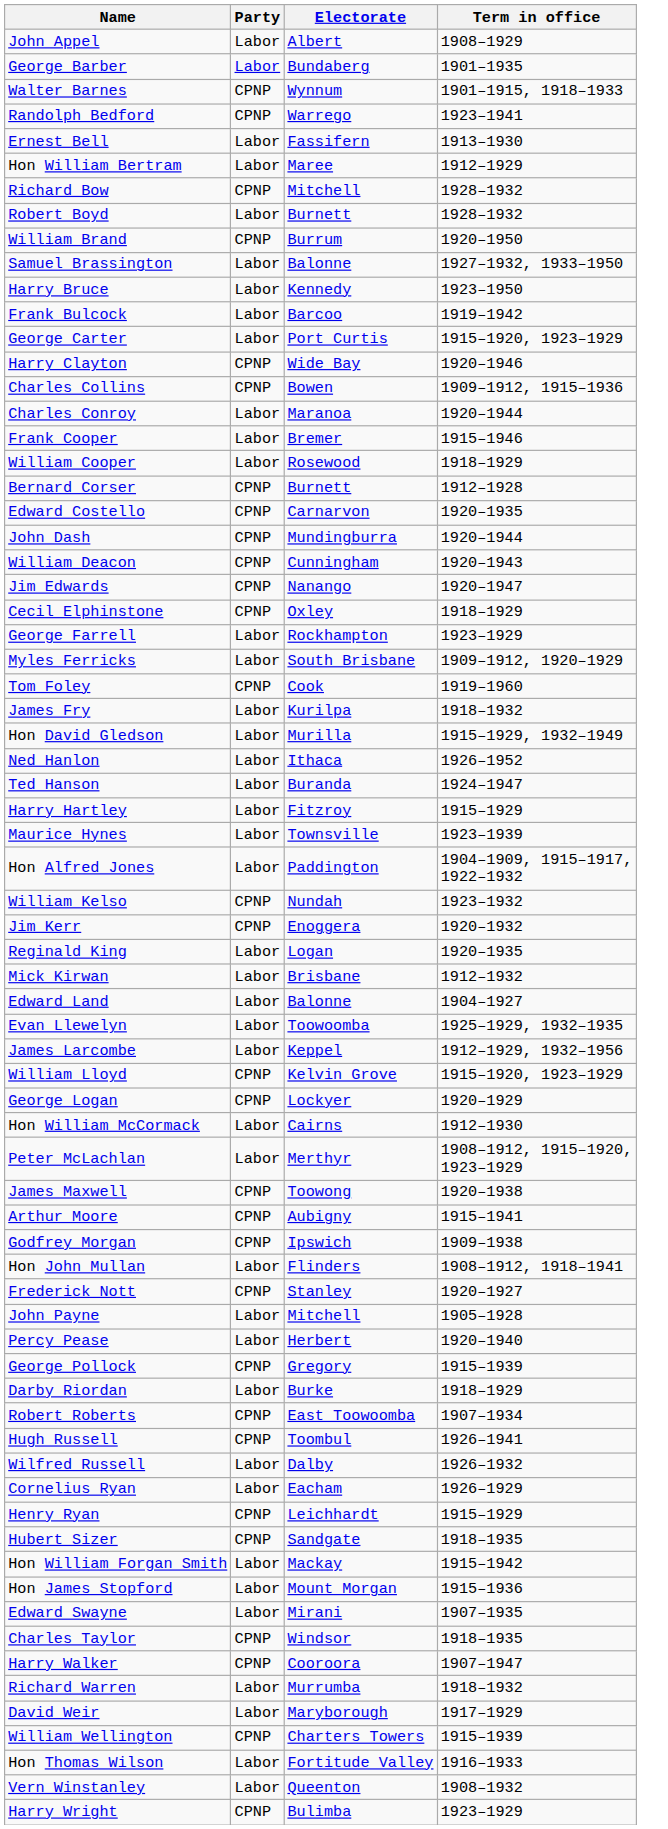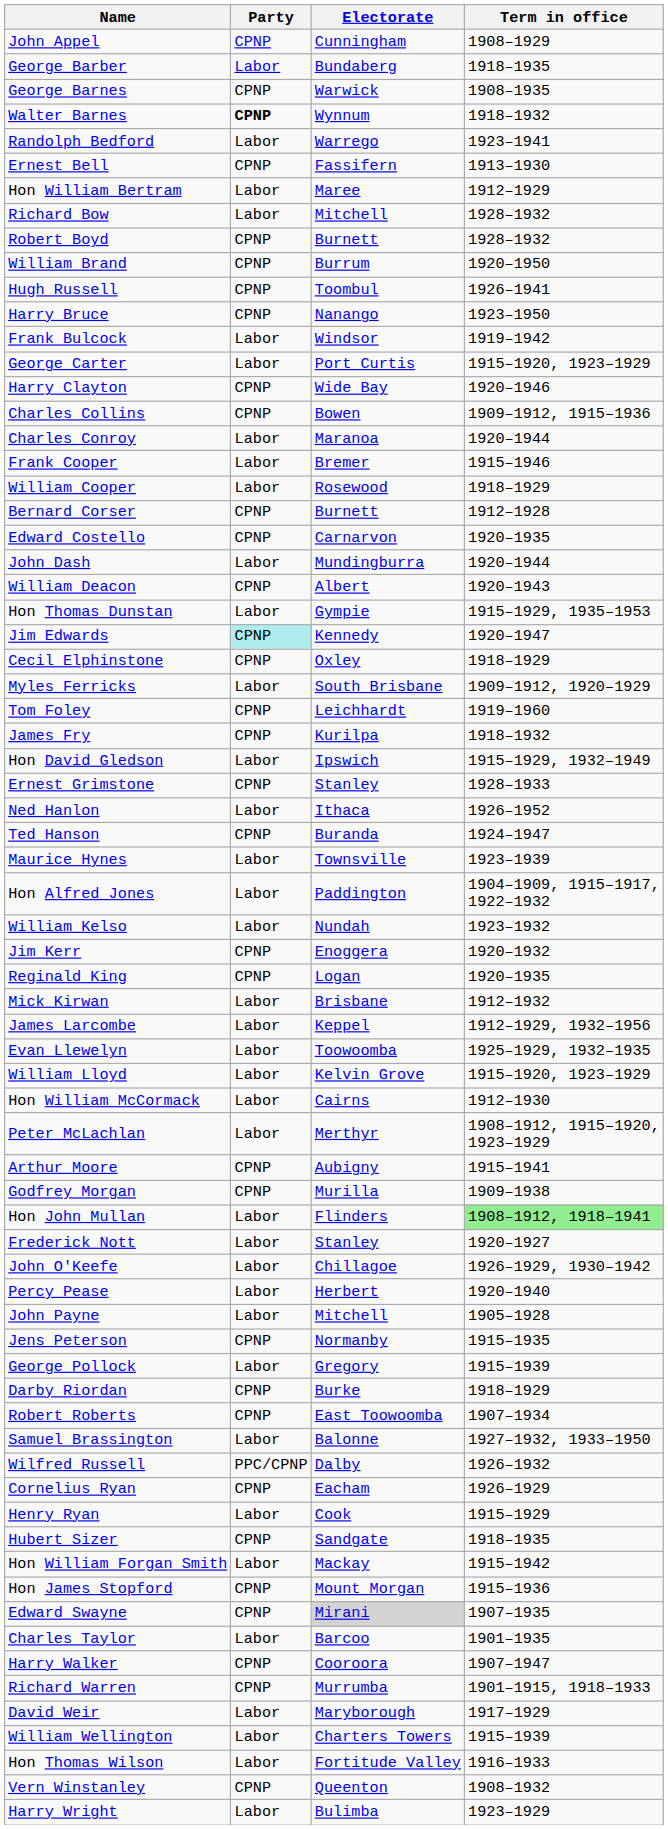(257, 42) Labor -> (253, 42) CPNP
(315, 42) Albert -> (360, 42) Cunningham
(482, 67) 1901–1935 -> (509, 67) 1918–1935
+ row: (68, 91)
(253, 91) normal -> (253, 116) bold
(532, 91) 1901–1915, 1918–1933 -> (509, 116) 1918–1932
(253, 116) CPNP -> (257, 141) Labor
(257, 141) Labor -> (253, 166) CPNP
(253, 191) CPNP -> (257, 215) Labor
(257, 215) Labor -> (253, 240) CPNP
rows swapped: (90, 265) <-> (63, 1440)
(257, 290) Labor -> (253, 314) CPNP
(319, 290) Kennedy -> (347, 314) Nanango
(315, 314) Barcoo -> (347, 339) Windsor
(253, 538) CPNP -> (257, 562) Labor
(333, 562) Cunningham -> (342, 587) Albert
+ row: (90, 612)
(253, 587) no background -> (253, 637) paleturquoise background
(319, 587) Nanango -> (347, 637) Kennedy
- row: (72, 637)
(306, 686) Cook -> (360, 711) Leichhardt
(257, 711) Labor -> (253, 736) CPNP
(319, 736) Murilla -> (347, 761) Ipswich
+ row: (81, 785)
(257, 785) Labor -> (253, 835) CPNP
- row: (68, 810)
(253, 902) CPNP -> (257, 927) Labor
(257, 952) Labor -> (253, 977) CPNP
- row: (58, 1001)
rows swapped: (72, 1051) <-> (68, 1026)
(253, 1076) CPNP -> (257, 1076) Labor
- row: (63, 1100)
- row: (68, 1192)
(319, 1242) Ipswich -> (347, 1192) Murilla
(532, 1267) no background -> (559, 1217) lightgreen background
(253, 1292) CPNP -> (257, 1242) Labor
+ row: (63, 1267)
rows swapped: (54, 1316) <-> (58, 1341)
+ row: (68, 1341)
(253, 1366) CPNP -> (257, 1366) Labor
(257, 1391) Labor -> (253, 1391) CPNP
(257, 1465) Labor -> (271, 1465) PPC/CPNP
(257, 1490) Labor -> (253, 1490) CPNP
(253, 1515) CPNP -> (257, 1515) Labor
(333, 1515) Leichhardt -> (333, 1515) Cook
(257, 1589) Labor -> (253, 1589) CPNP
(257, 1614) Labor -> (253, 1614) CPNP
(315, 1614) no background -> (342, 1614) lightgrey background
(253, 1639) CPNP -> (257, 1639) Labor
(319, 1639) Windsor -> (342, 1639) Barcoo
(482, 1639) 1918–1935 -> (509, 1639) 1901–1935
(257, 1688) Labor -> (253, 1688) CPNP
(482, 1688) 1918–1932 -> (559, 1688) 1901–1915, 1918–1933
(253, 1738) CPNP -> (257, 1738) Labor
(257, 1787) Labor -> (253, 1787) CPNP
(253, 1812) CPNP -> (257, 1812) Labor
